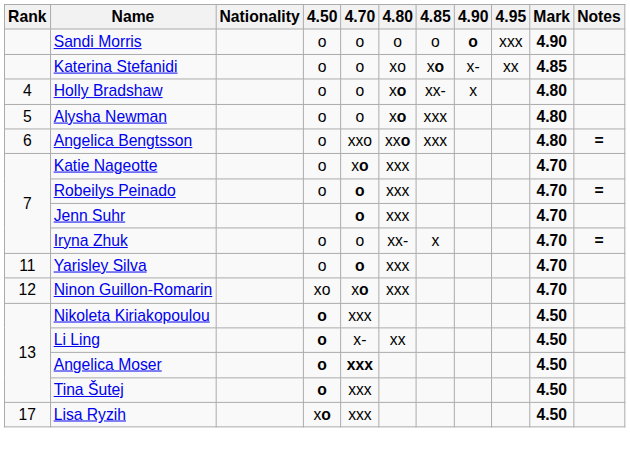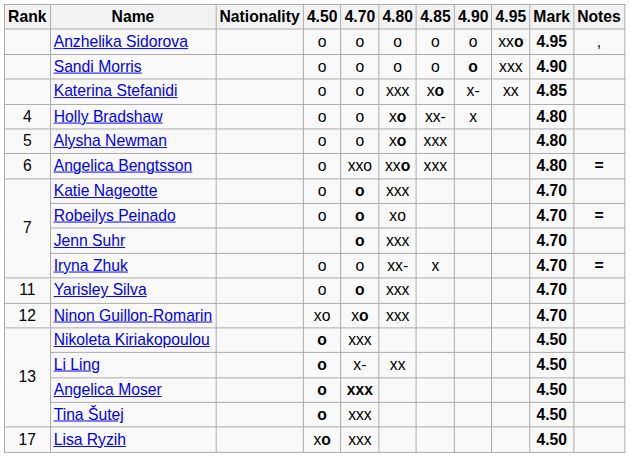+ row: (121, 41)
(398, 66) xo -> (398, 91) xxx
(360, 166) xo -> (360, 191) o
(398, 191) xxx -> (398, 215) xo
